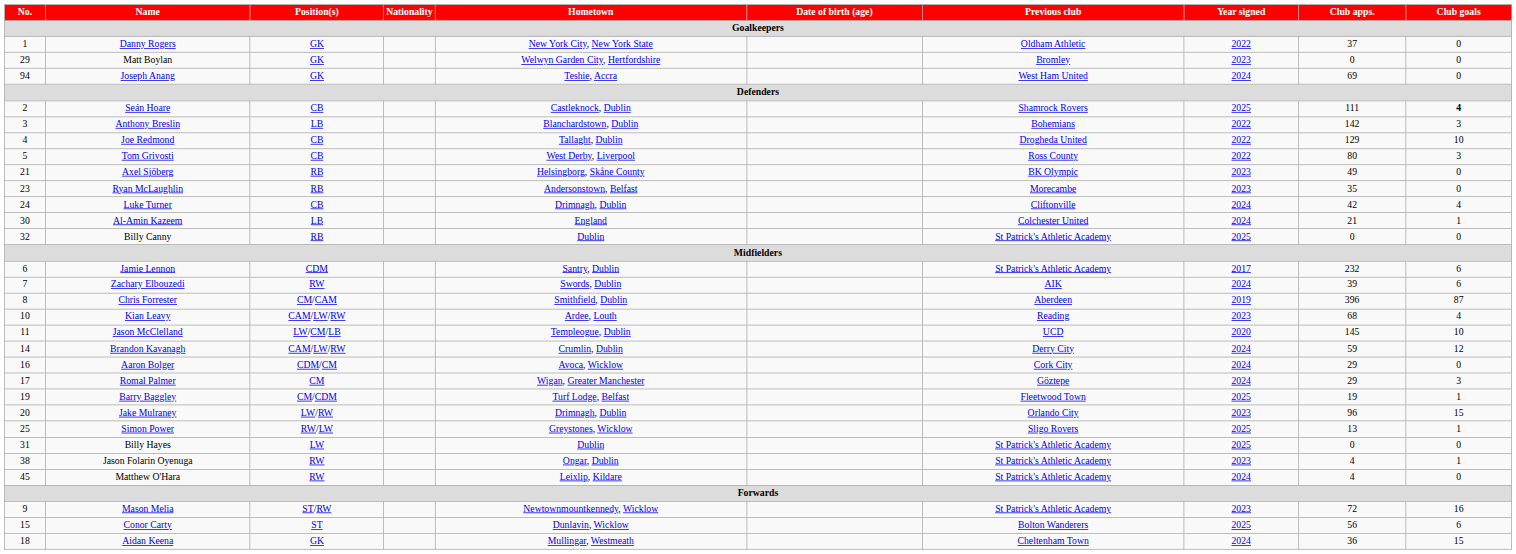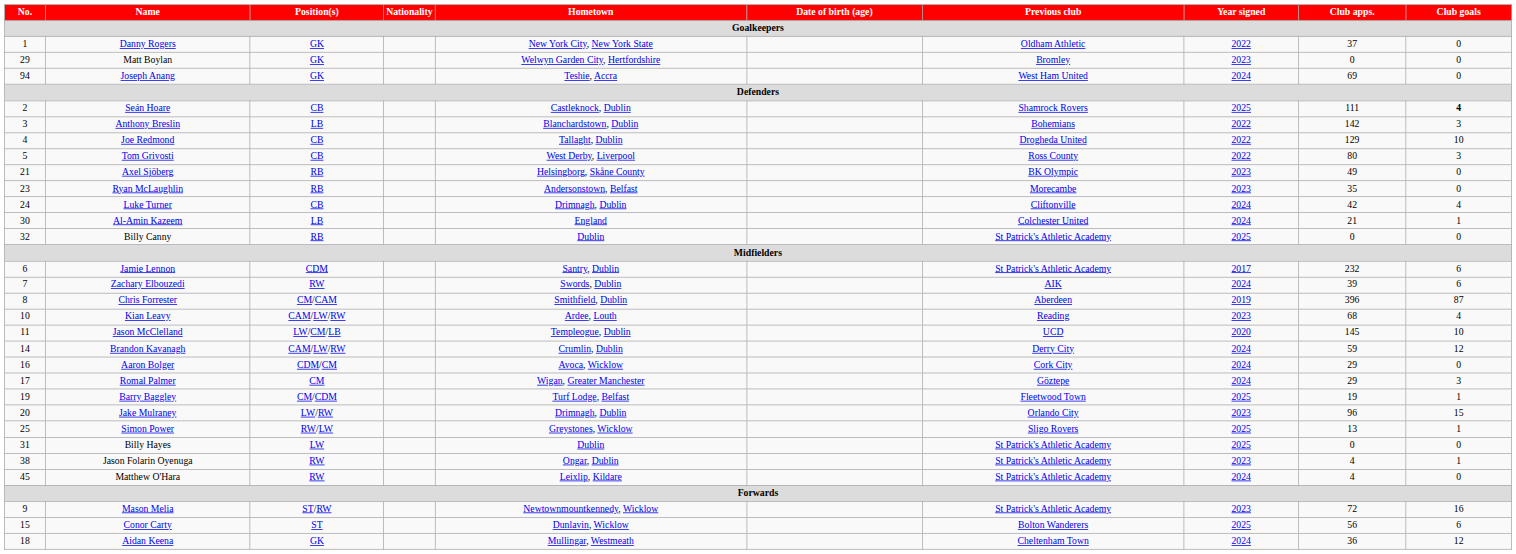(1459, 541) 15 -> (1459, 541) 12
